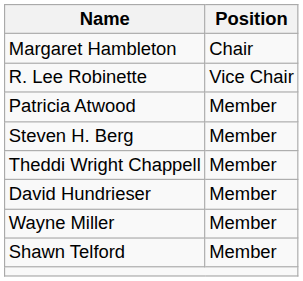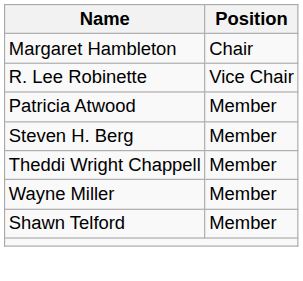- row: (80, 194)
